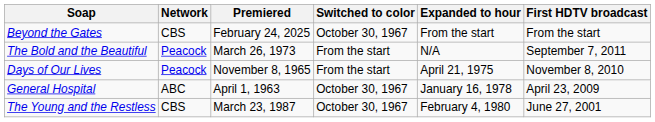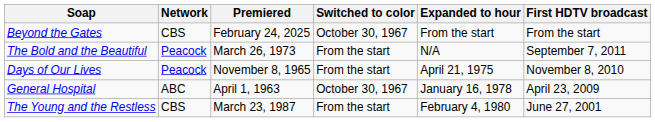(362, 107) October 30, 1967 -> (353, 107) From the start
